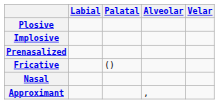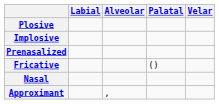columns swapped: (163, 11) <-> (122, 11)
